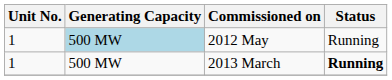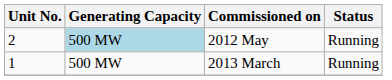(12, 39) 1 -> (12, 39) 2
(355, 63) bold -> (353, 63) normal
